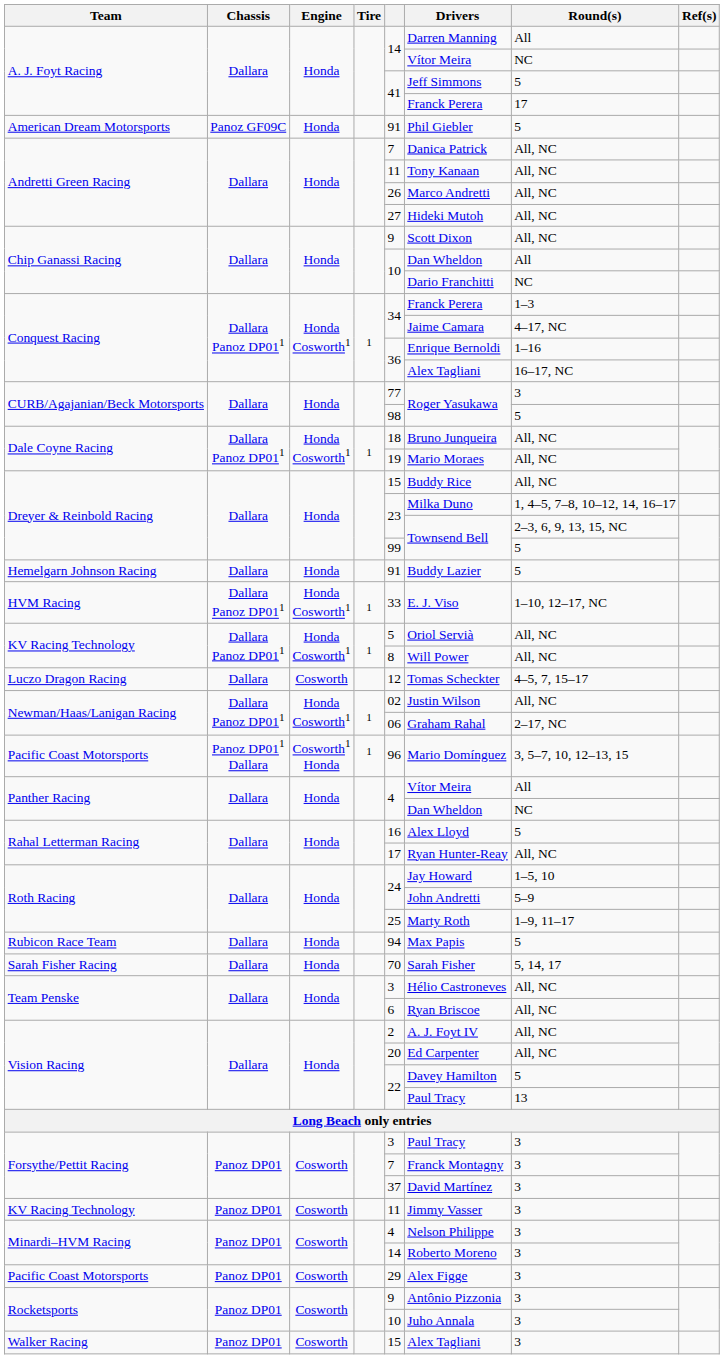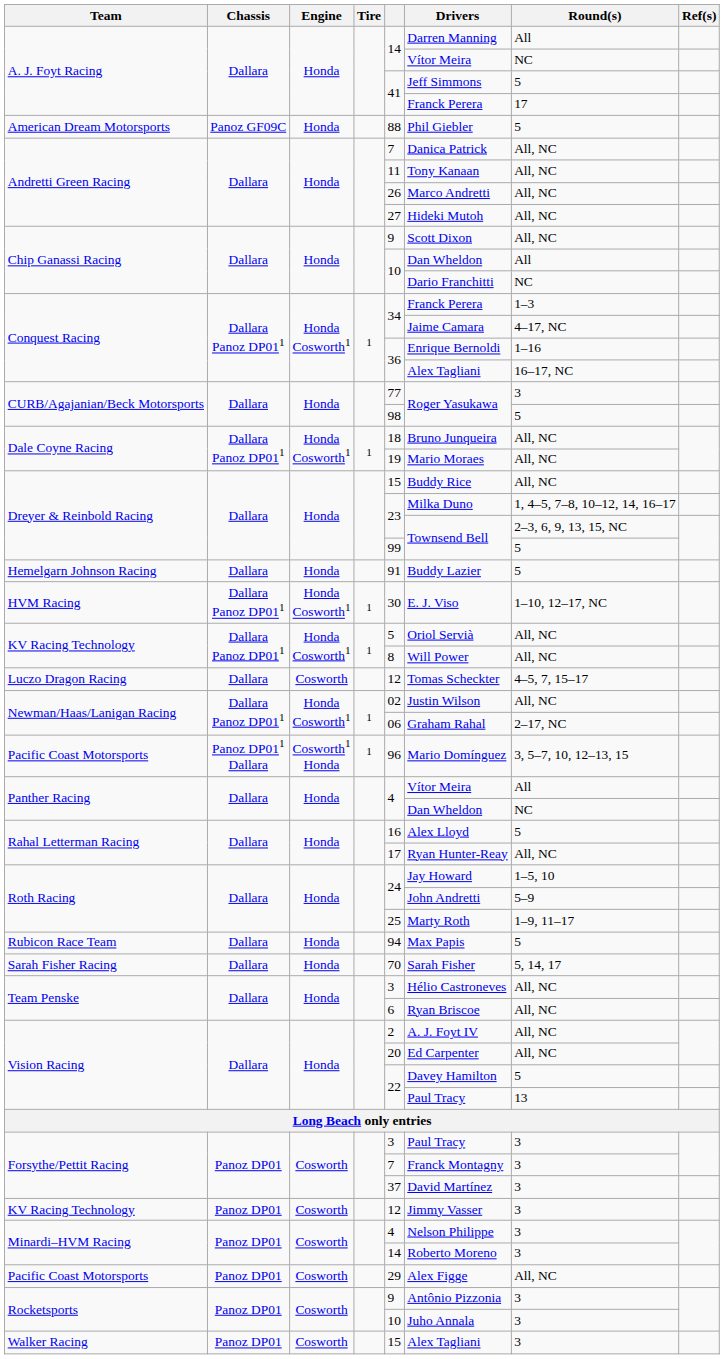(394, 126) 91 -> (394, 126) 88
(394, 602) 33 -> (394, 602) 30
(394, 1208) 11 -> (394, 1208) 12
(518, 1275) 3 -> (535, 1275) All, NC
